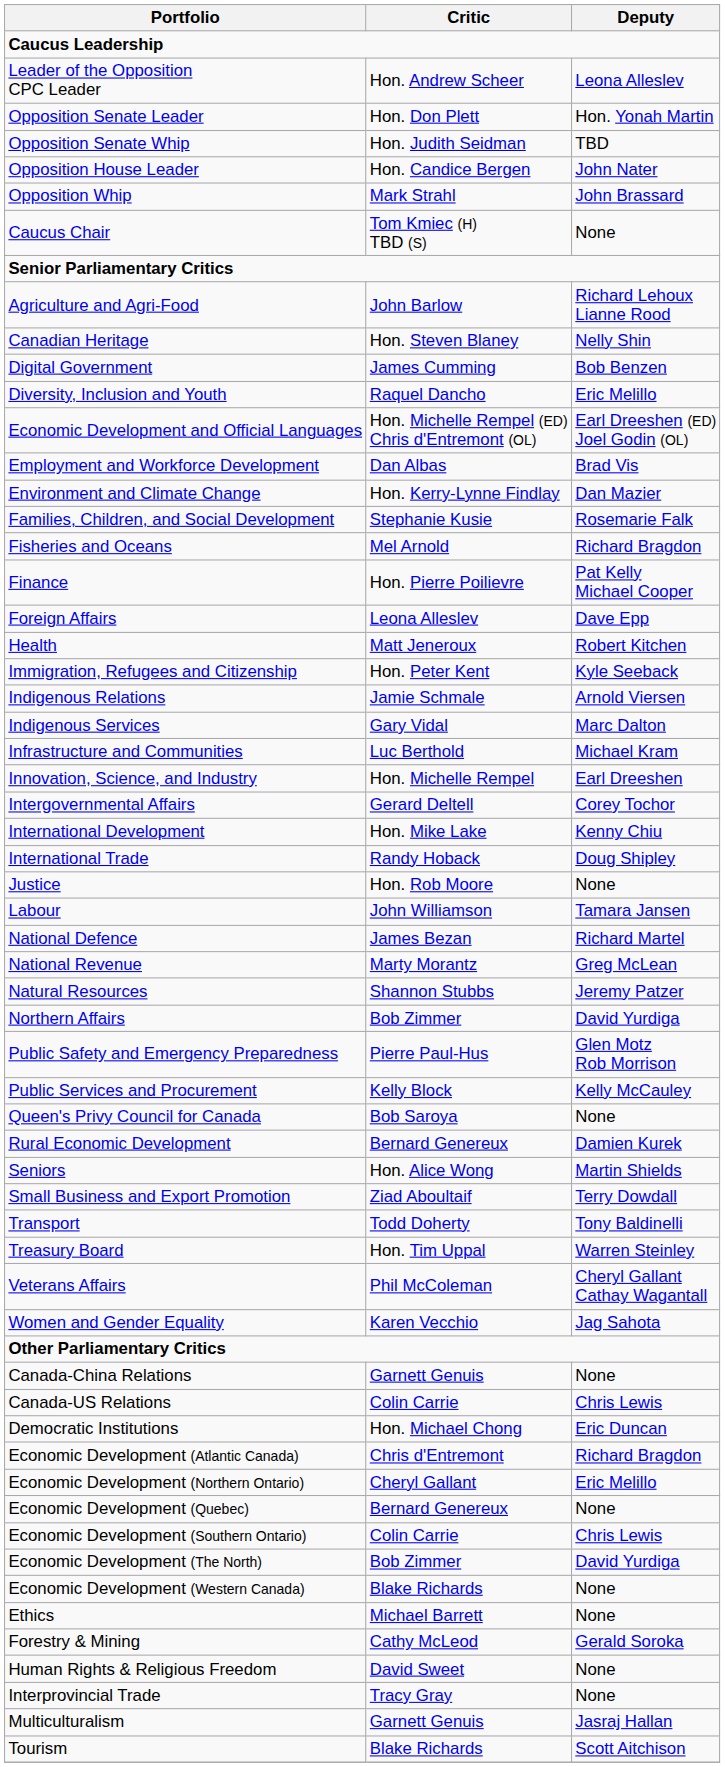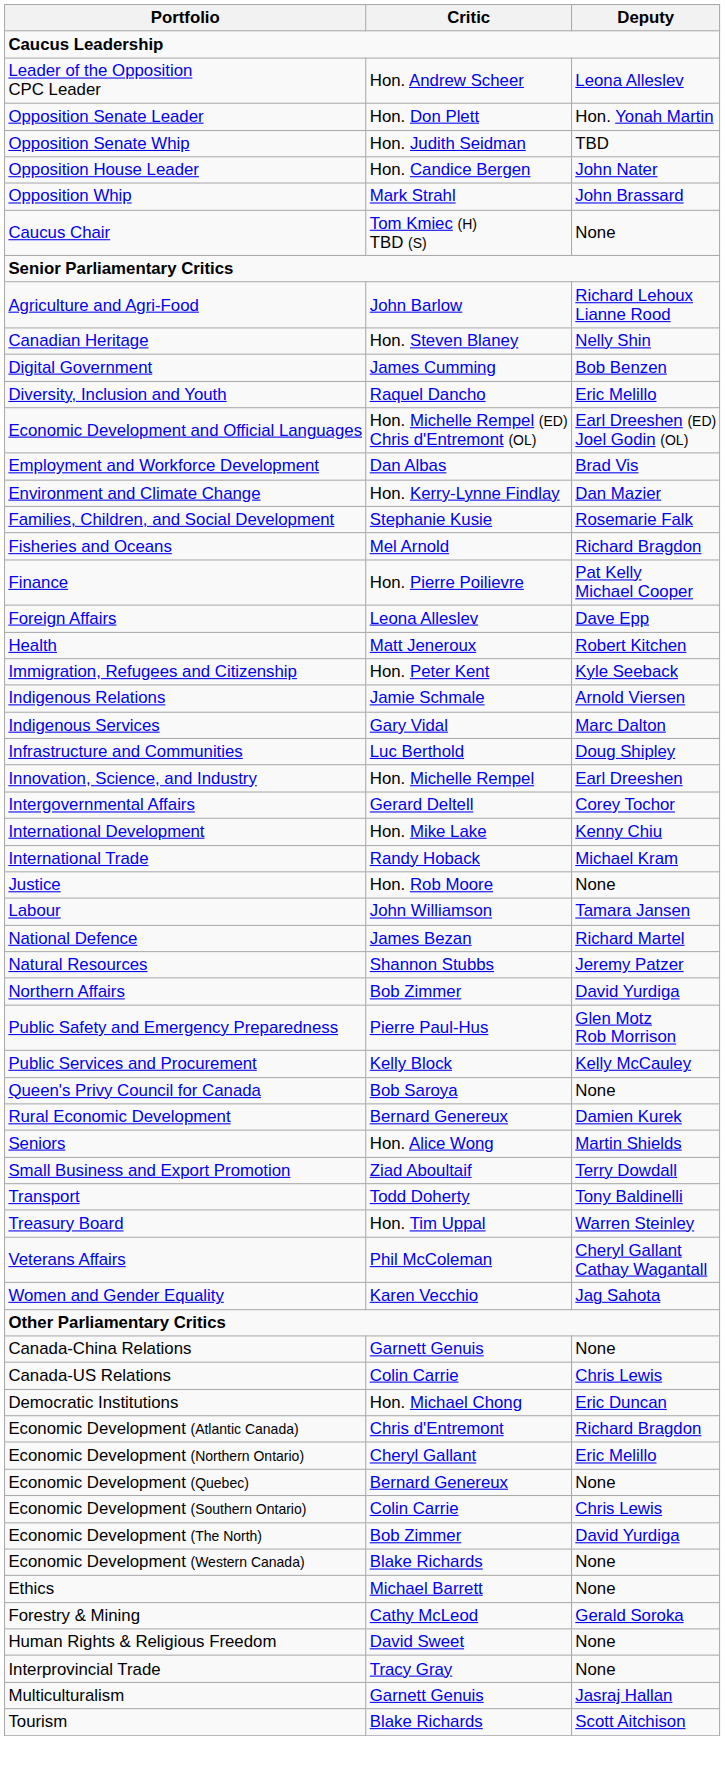(627, 751) Michael Kram -> (625, 751) Doug Shipley
(625, 858) Doug Shipley -> (627, 858) Michael Kram
- row: (75, 964)
